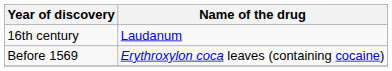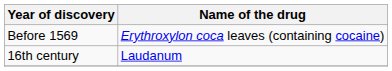rows swapped: (43, 55) <-> (43, 35)
